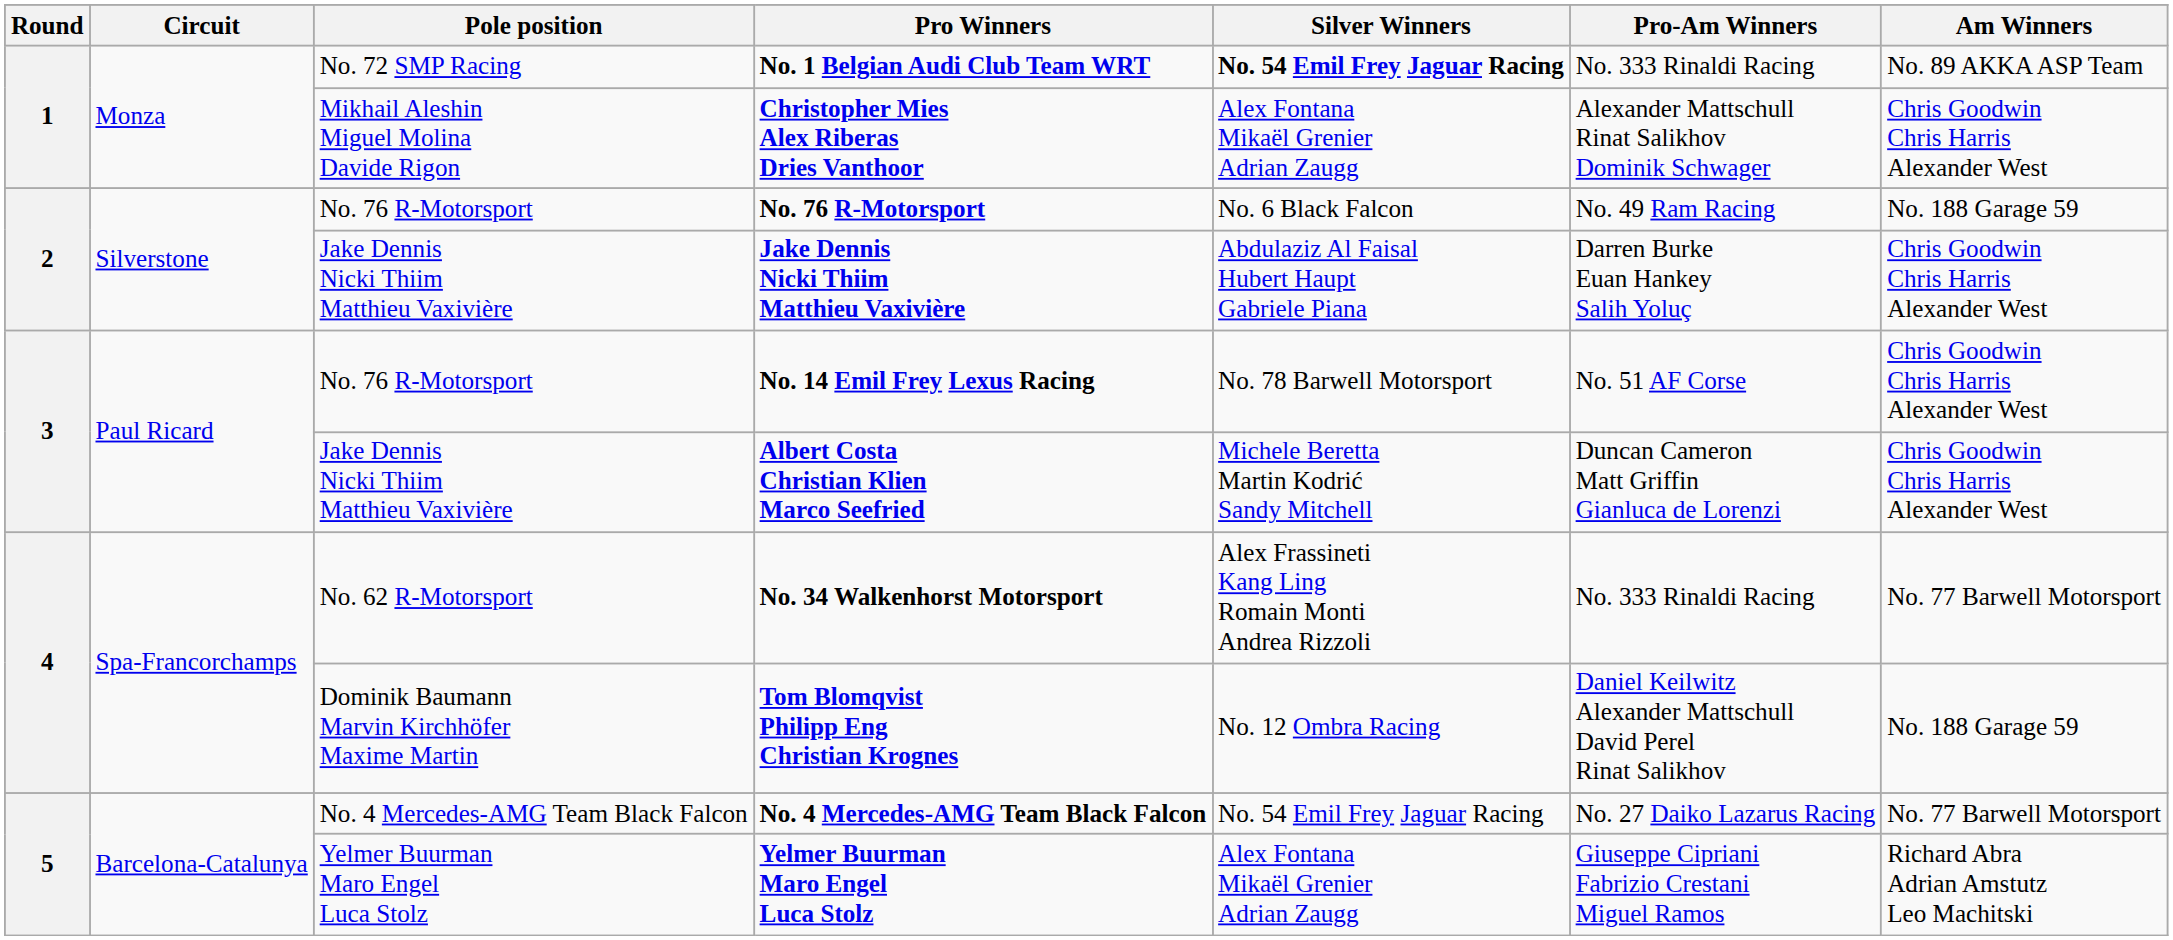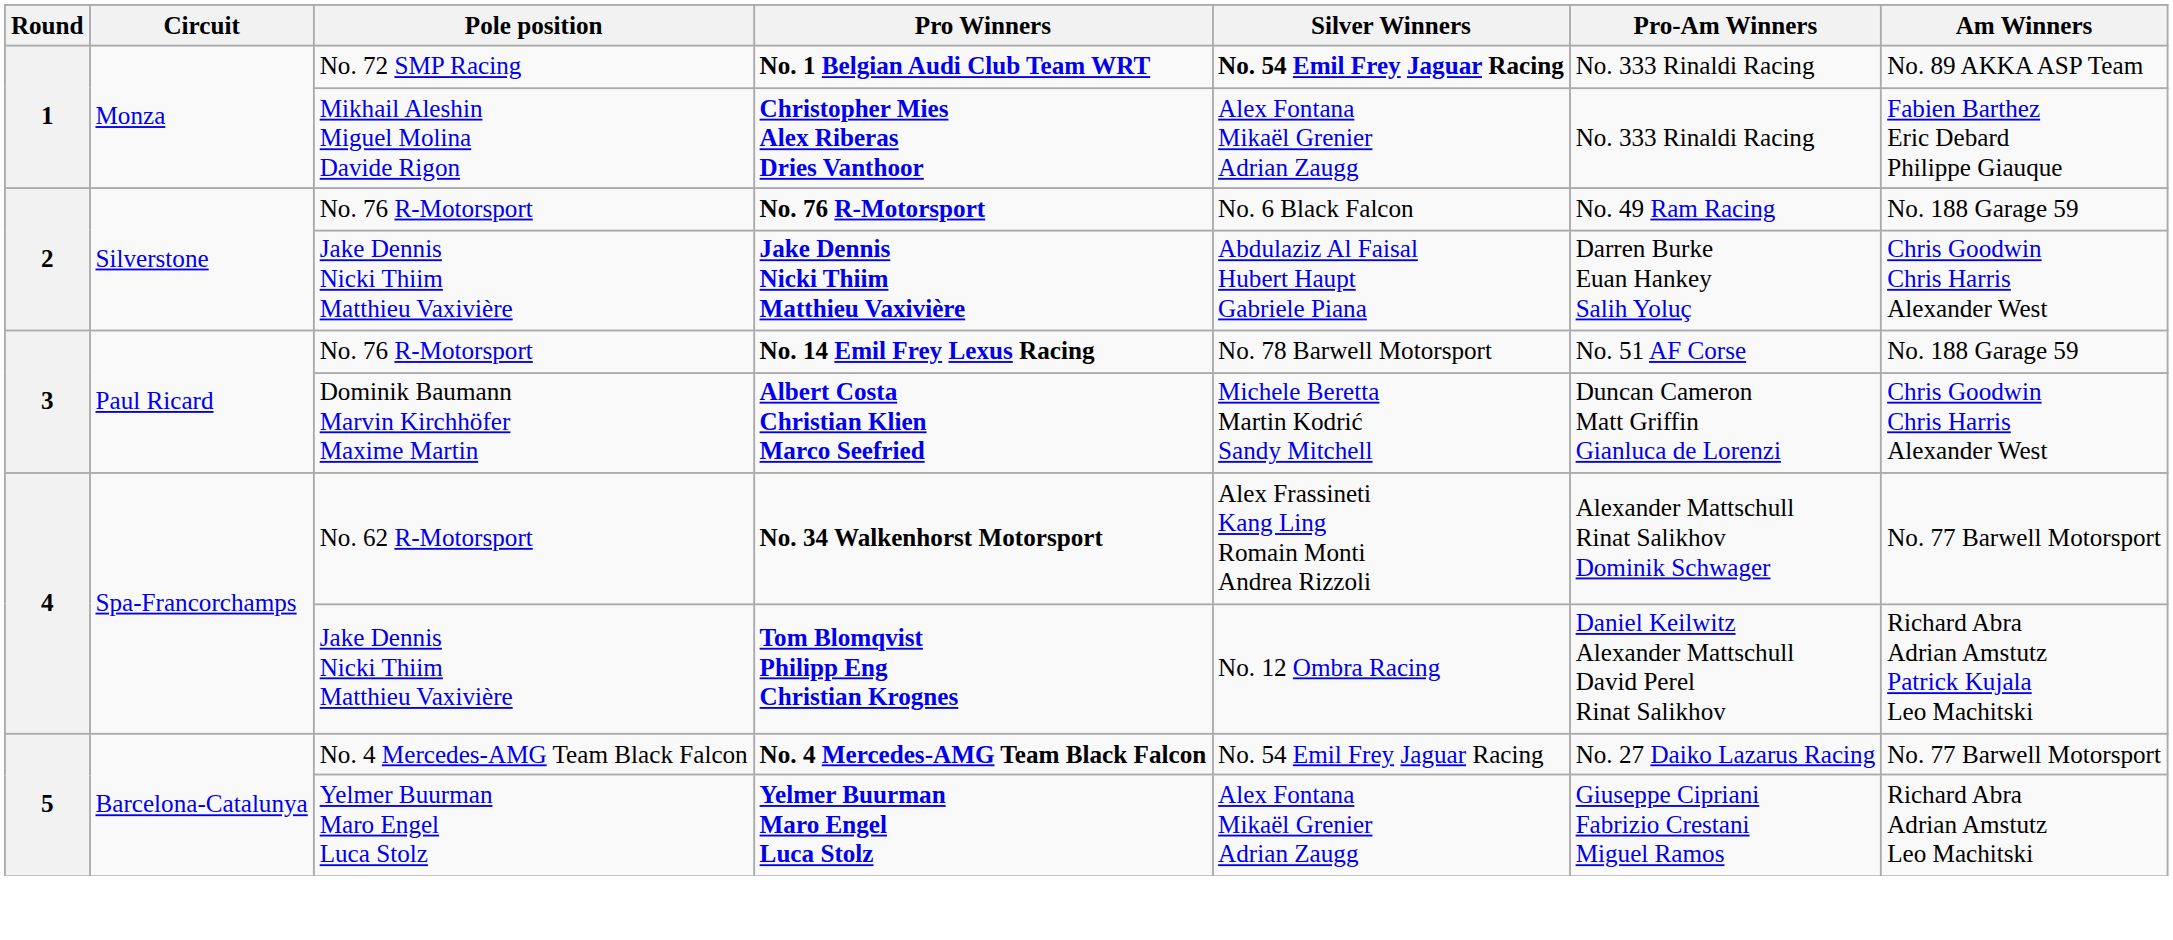(1685, 137) Alexander Mattschull Rinat Salikhov Dominik Schwager -> (1695, 137) No. 333 Rinaldi Racing
(1967, 137) Chris Goodwin Chris Harris Alexander West -> (1975, 137) Fabien Barthez Eric Debard Philippe Giauque
(1967, 380) Chris Goodwin Chris Harris Alexander West -> (1983, 350) No. 188 Garage 59
(416, 481) Jake Dennis Nicki Thiim Matthieu Vaxivière -> (416, 421) Dominik Baumann Marvin Kirchhöfer Maxime Martin
(1695, 596) No. 333 Rinaldi Racing -> (1685, 537) Alexander Mattschull Rinat Salikhov Dominik Schwager
(416, 726) Dominik Baumann Marvin Kirchhöfer Maxime Martin -> (416, 667) Jake Dennis Nicki Thiim Matthieu Vaxivière
(1983, 726) No. 188 Garage 59 -> (1967, 667) Richard Abra Adrian Amstutz Patrick Kujala Leo Machitski
